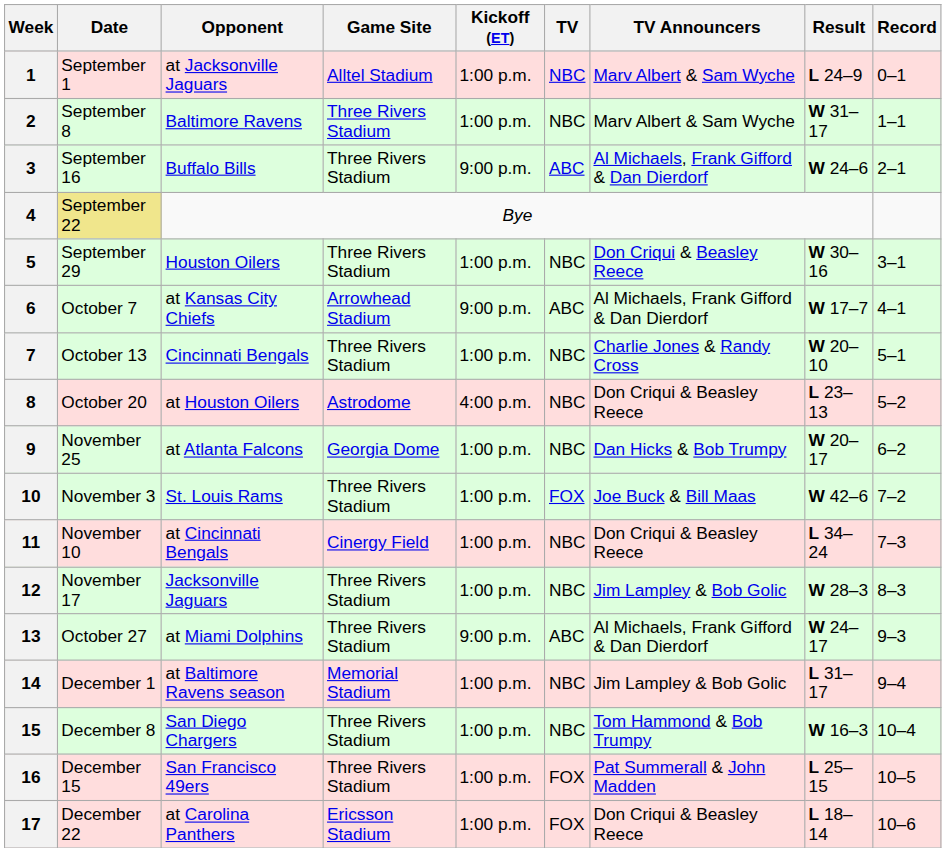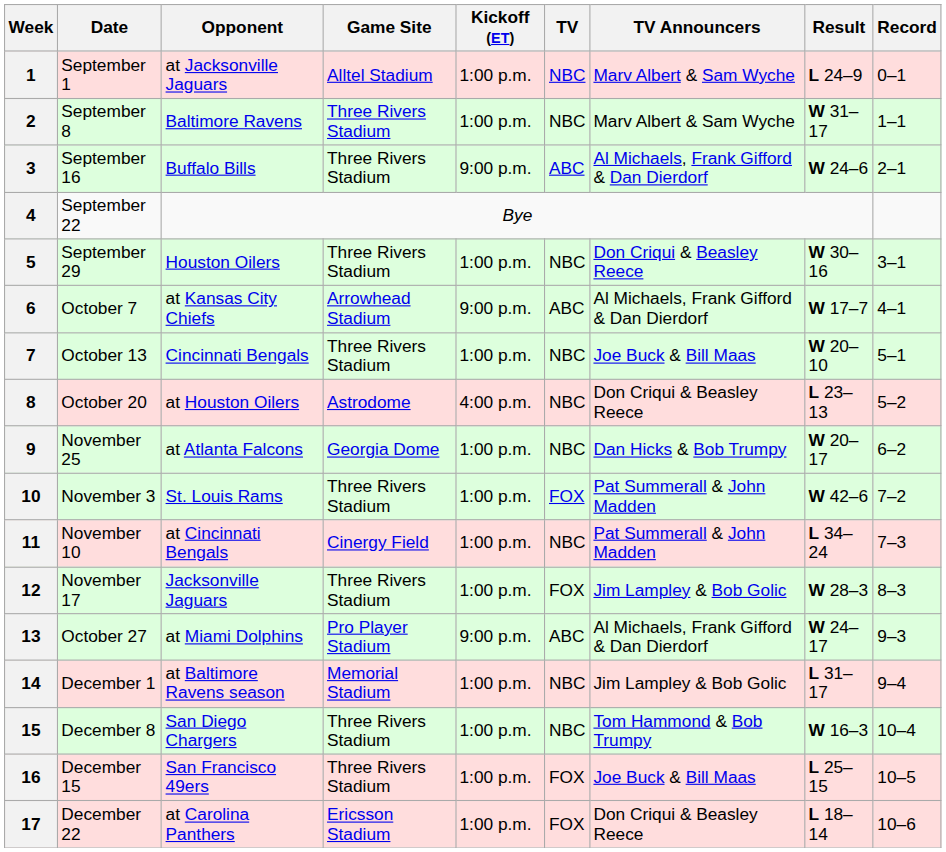(104, 215) khaki background -> (104, 215) no background
(682, 355) Charlie Jones & Randy Cross -> (675, 355) Joe Buck & Bill Maas
(675, 496) Joe Buck & Bill Maas -> (679, 496) Pat Summerall & John Madden
(676, 543) Don Criqui & Beasley Reece -> (679, 543) Pat Summerall & John Madden
(567, 590) NBC -> (567, 590) FOX
(376, 636) Three Rivers Stadium -> (367, 636) Pro Player Stadium
(679, 777) Pat Summerall & John Madden -> (675, 777) Joe Buck & Bill Maas
